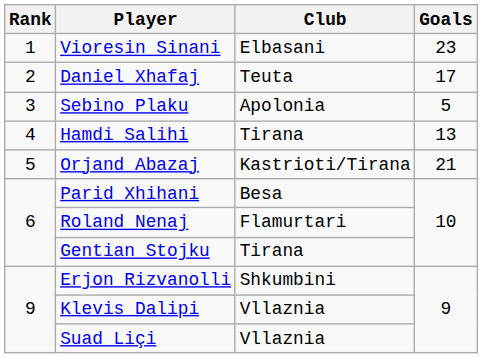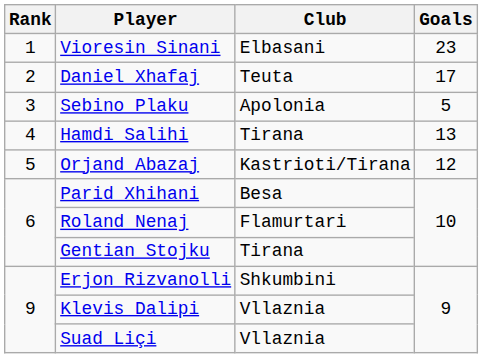(446, 164) 21 -> (446, 164) 12
